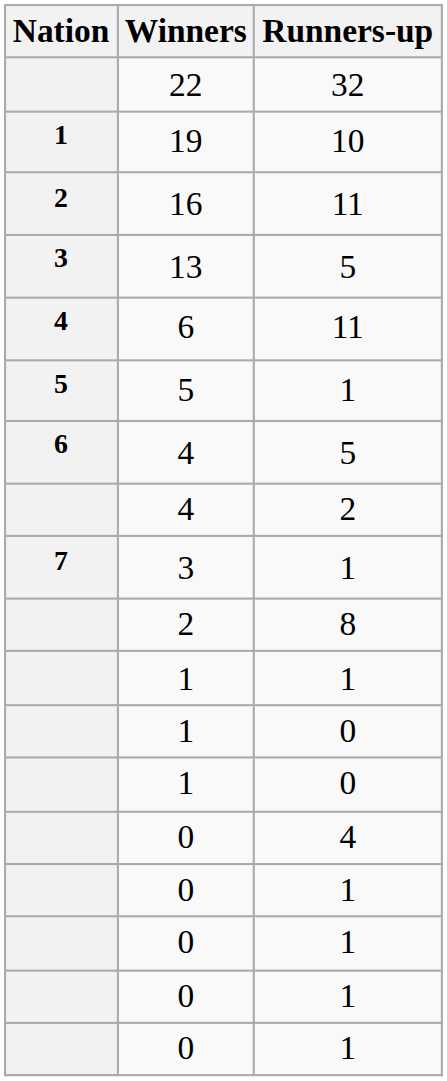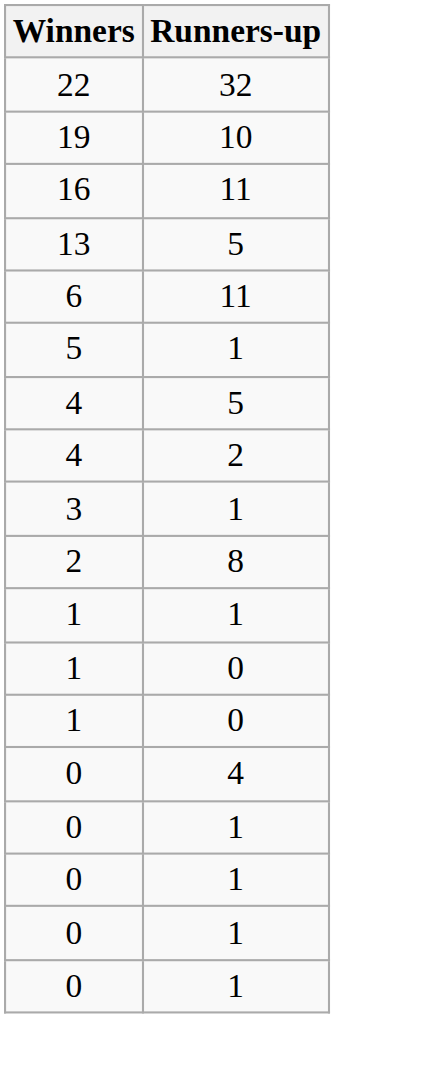- column: (61, 31)
